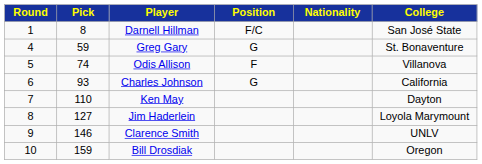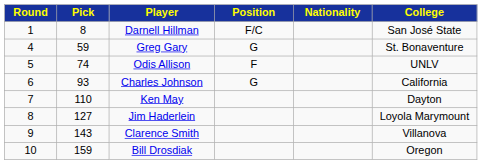(424, 64) Villanova -> (424, 64) UNLV
(83, 133) 146 -> (83, 133) 143
(424, 133) UNLV -> (424, 133) Villanova
